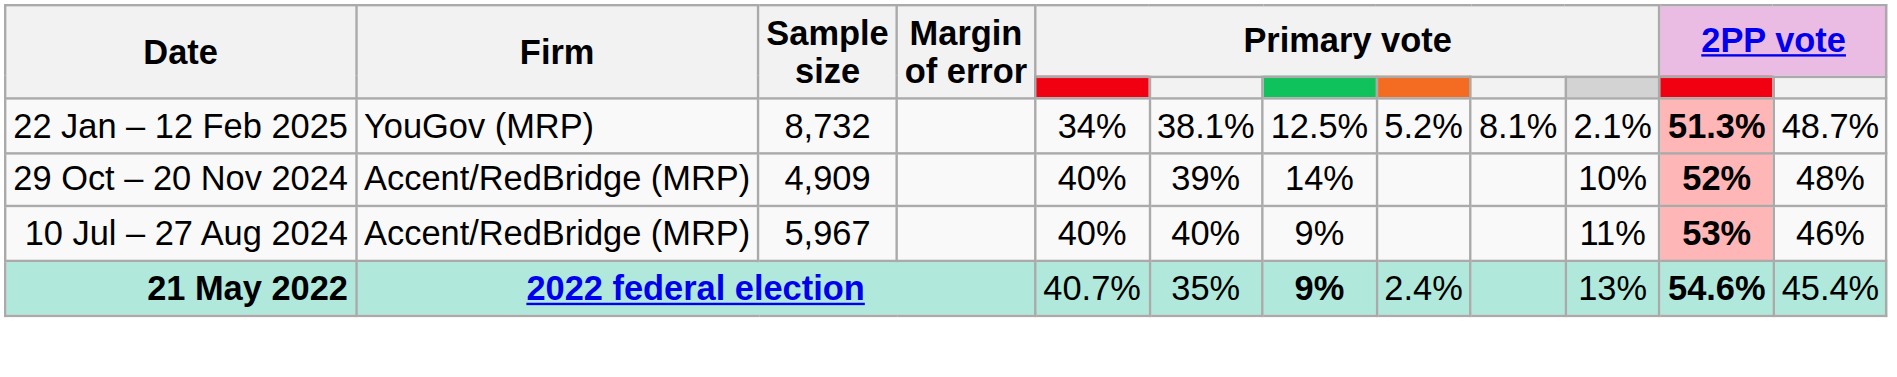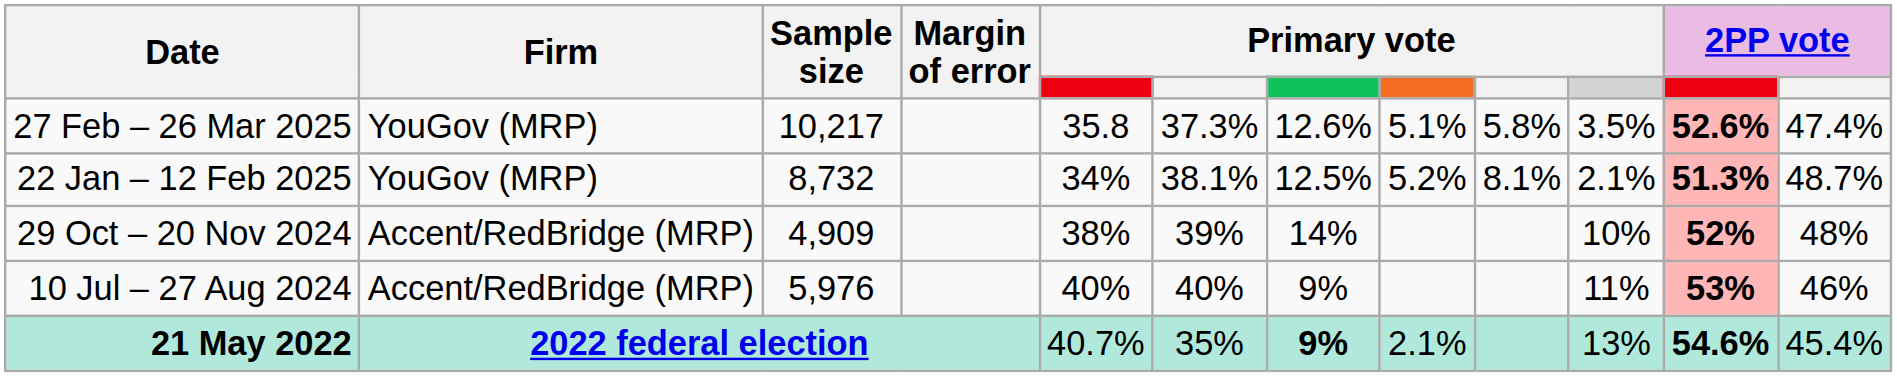+ row: (182, 125)
(1092, 180) 40% -> (1096, 234) 38%
(828, 234) 5,967 -> (831, 289) 5,976
(1424, 289) 2.4% -> (1427, 343) 2.1%
